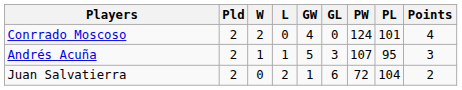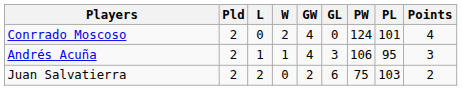columns swapped: (260, 15) <-> (285, 15)
(310, 55) 5 -> (310, 55) 4
(361, 55) 107 -> (361, 55) 106
(310, 75) 1 -> (310, 75) 2
(361, 75) 72 -> (361, 75) 75
(389, 75) 104 -> (389, 75) 103
